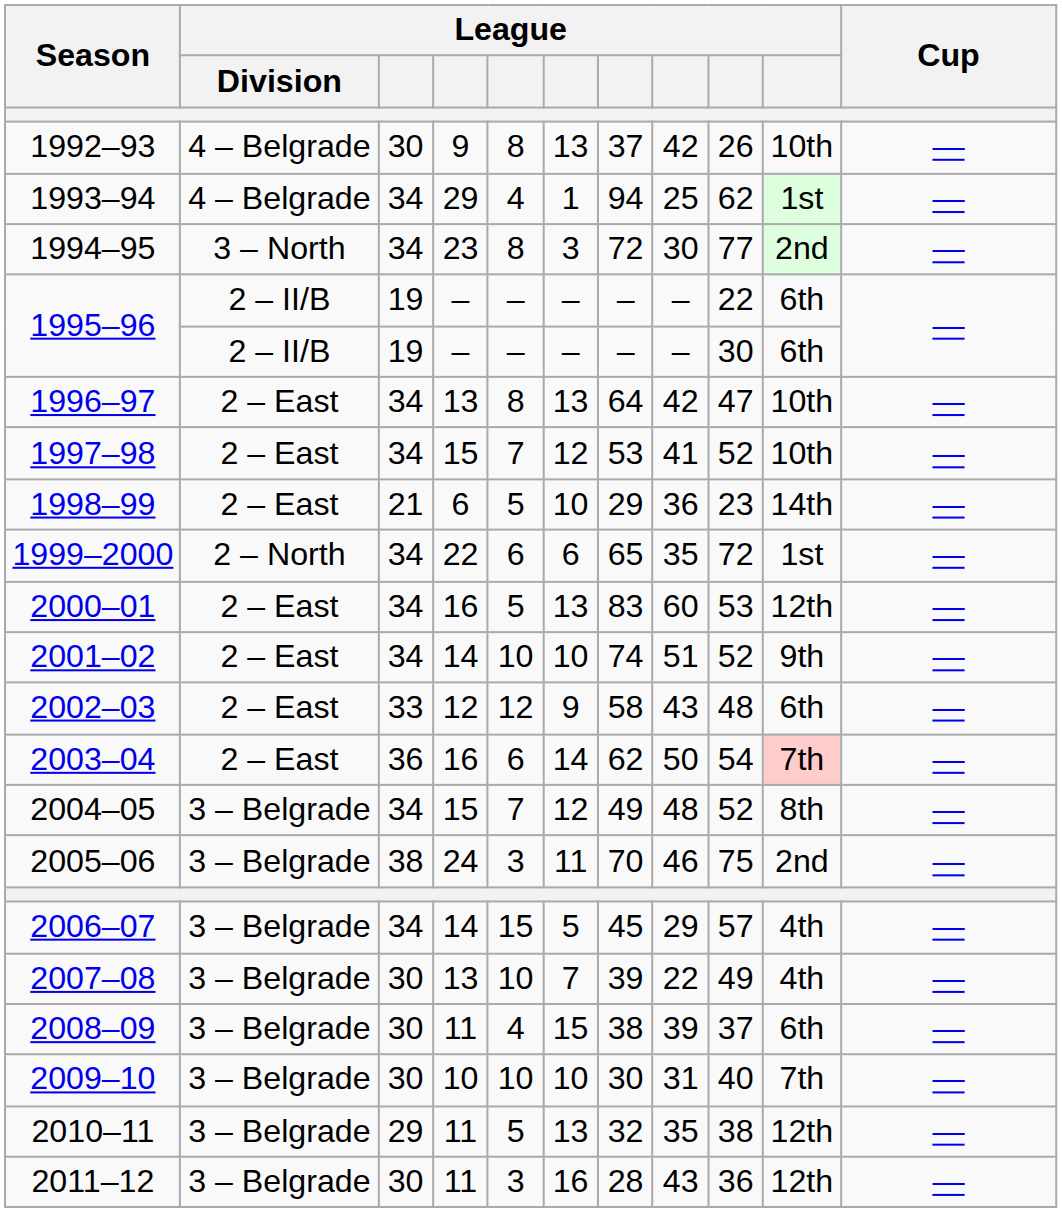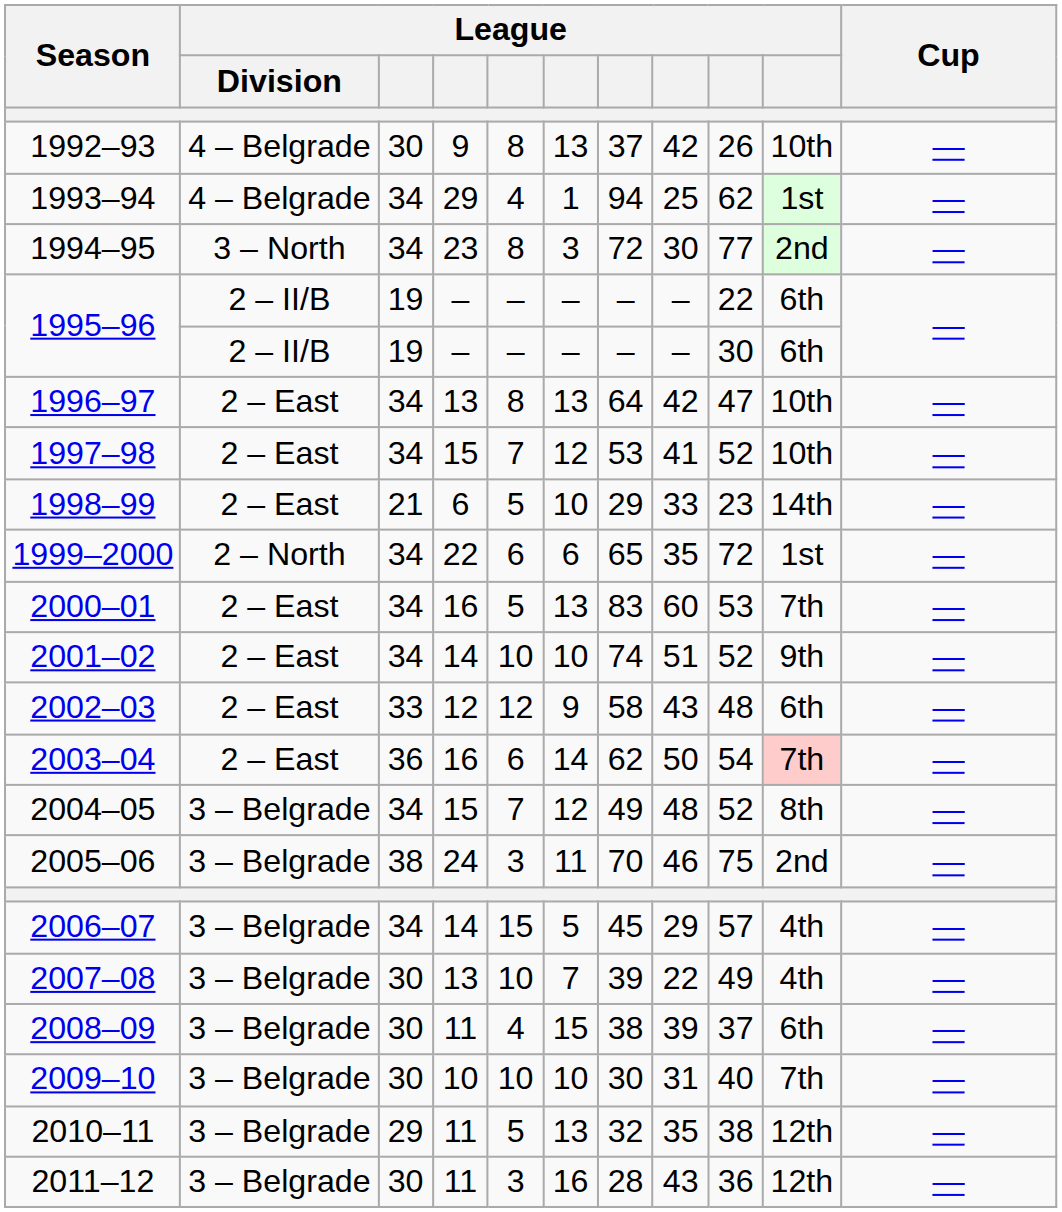(681, 503) 36 -> (681, 503) 33
(802, 605) 12th -> (802, 605) 7th
